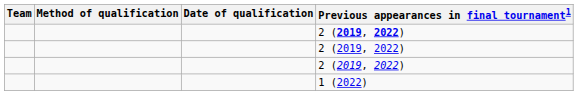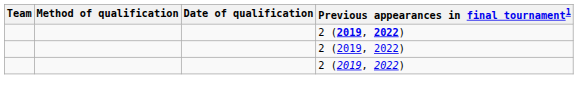- row: (19, 82)
